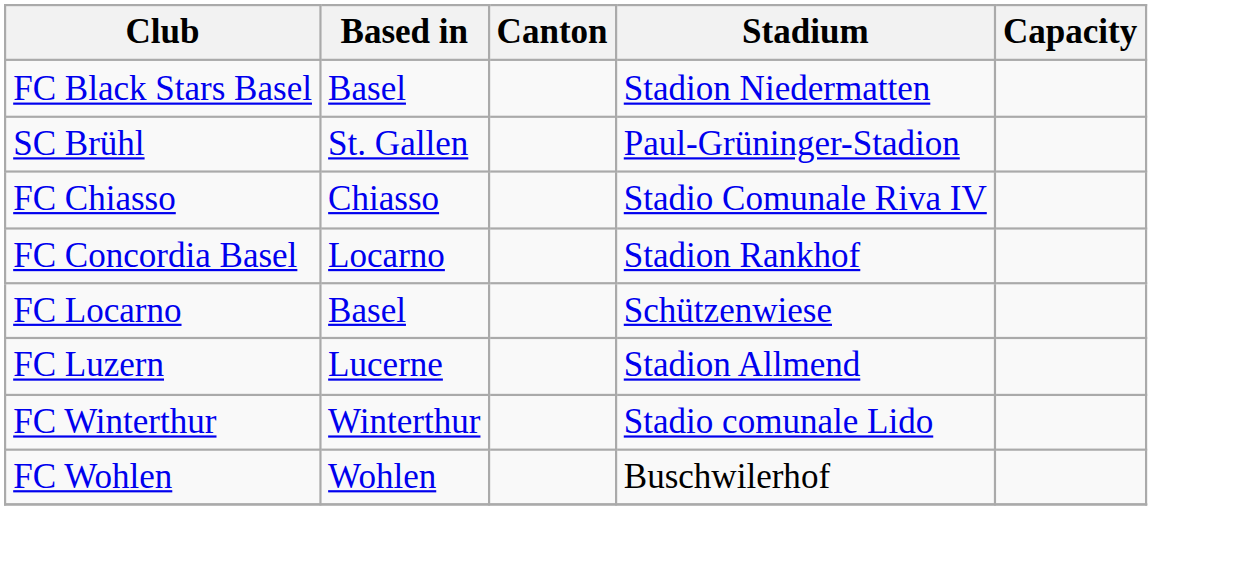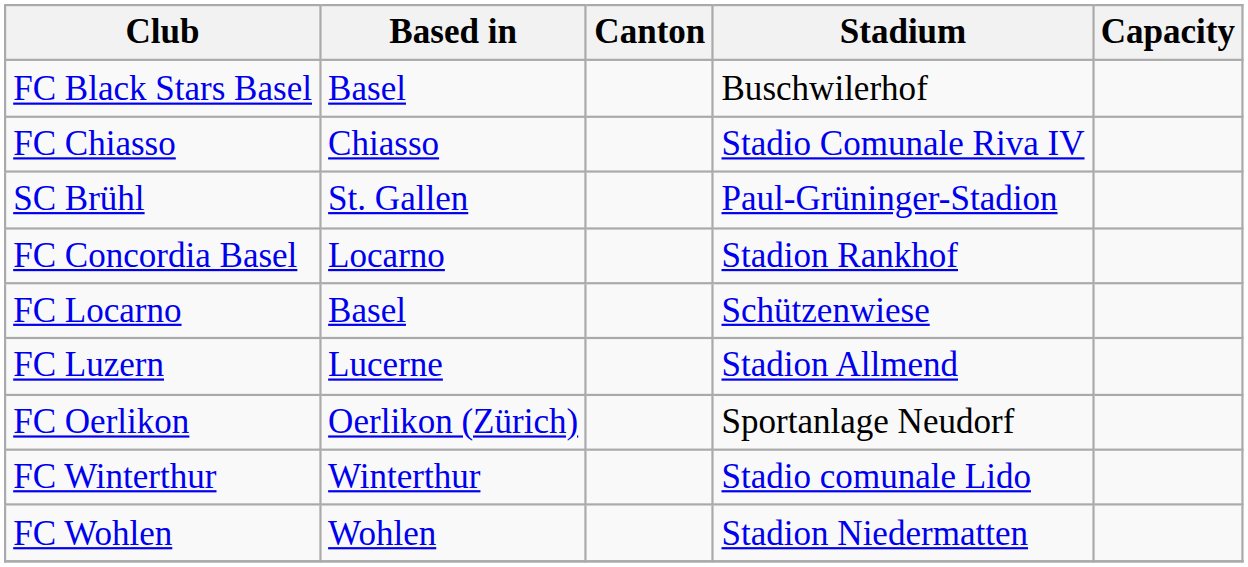(777, 87) Stadion Niedermatten -> (825, 87) Buschwilerhof
rows swapped: (79, 143) <-> (94, 198)
+ row: (101, 421)
(727, 476) Buschwilerhof -> (875, 532) Stadion Niedermatten
